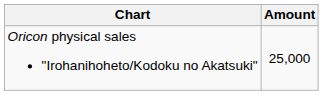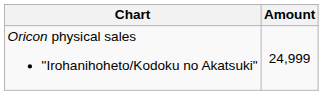(290, 58) 25,000 -> (290, 58) 24,999
